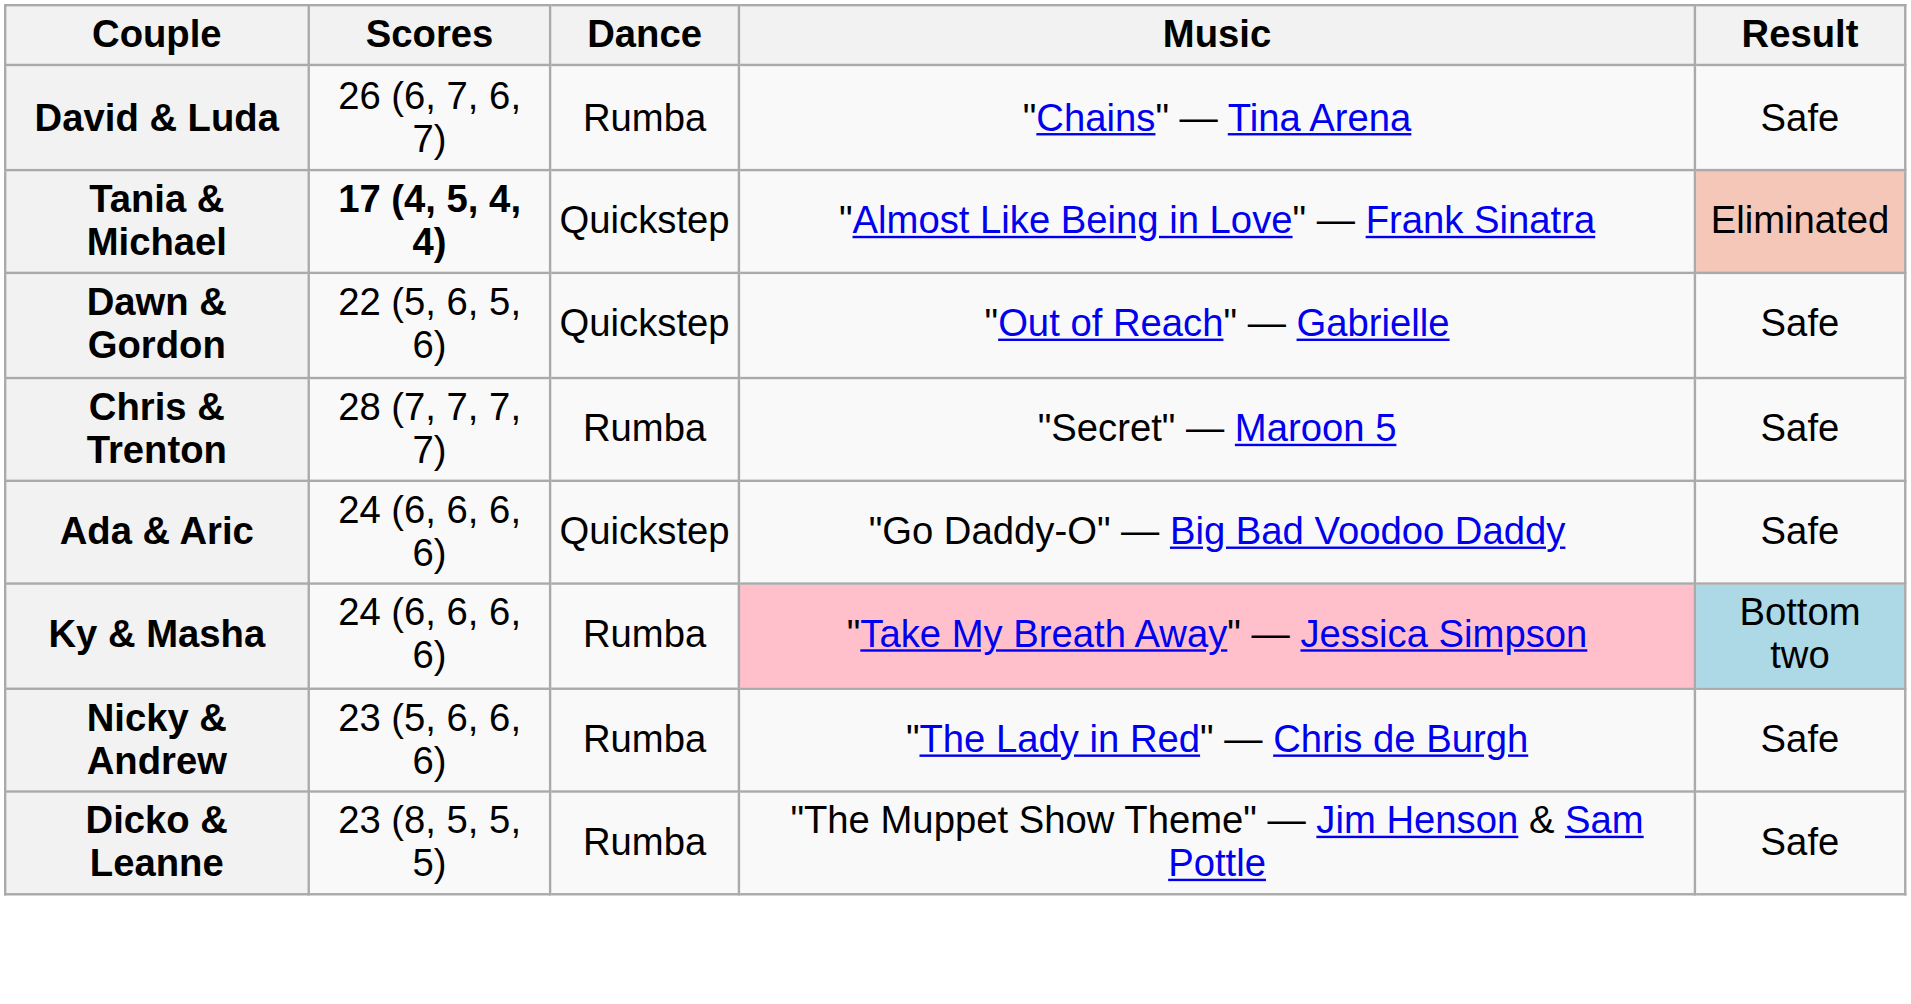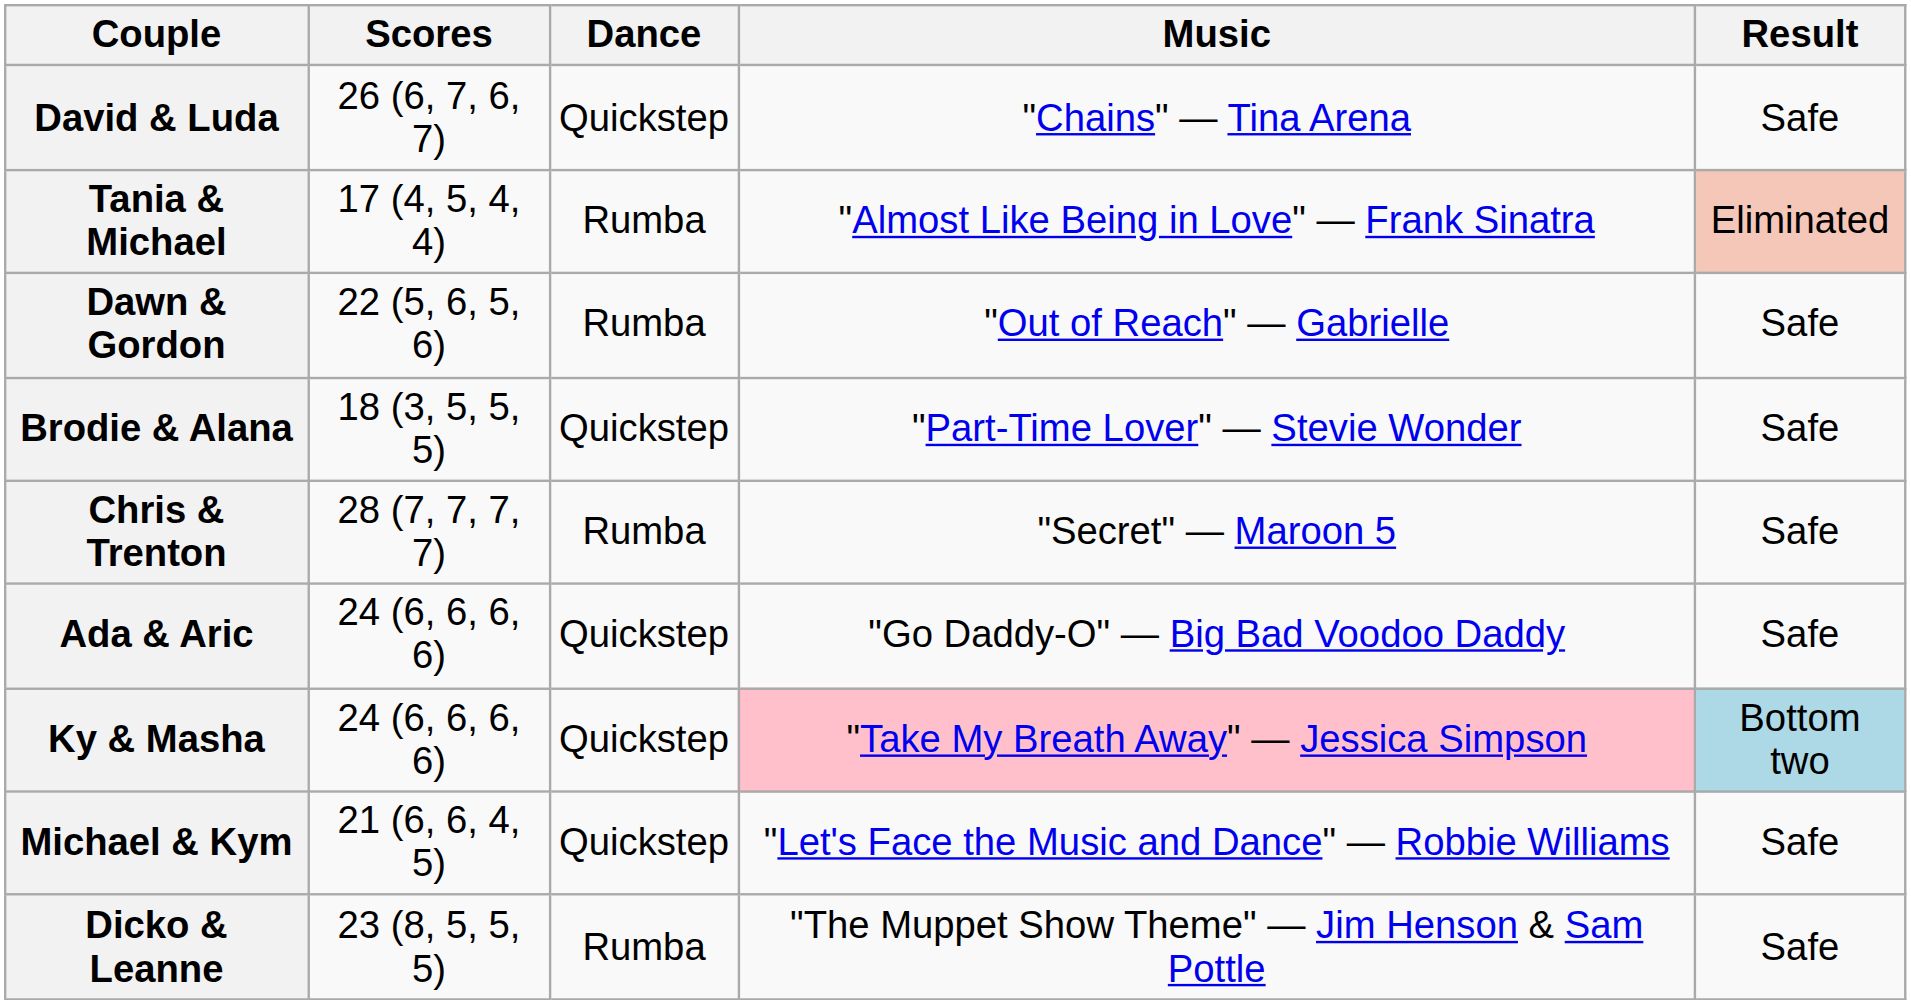(645, 116) Rumba -> (644, 116) Quickstep
(430, 220) bold -> (429, 220) normal
(645, 220) Quickstep -> (644, 220) Rumba
(645, 324) Quickstep -> (644, 324) Rumba
+ row: (156, 427)
(645, 635) Rumba -> (644, 738) Quickstep
+ row: (156, 842)
- row: (157, 738)
